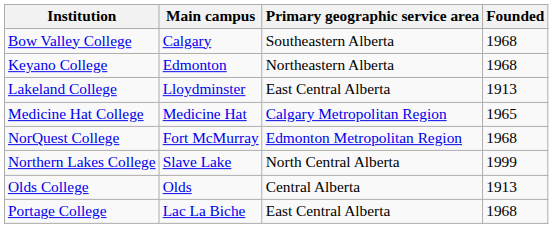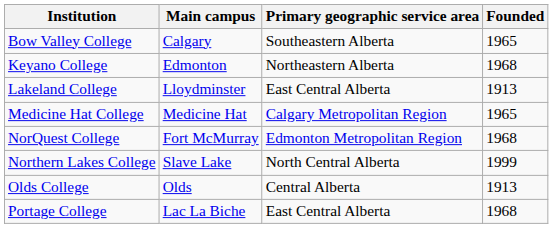(502, 41) 1968 -> (502, 41) 1965
